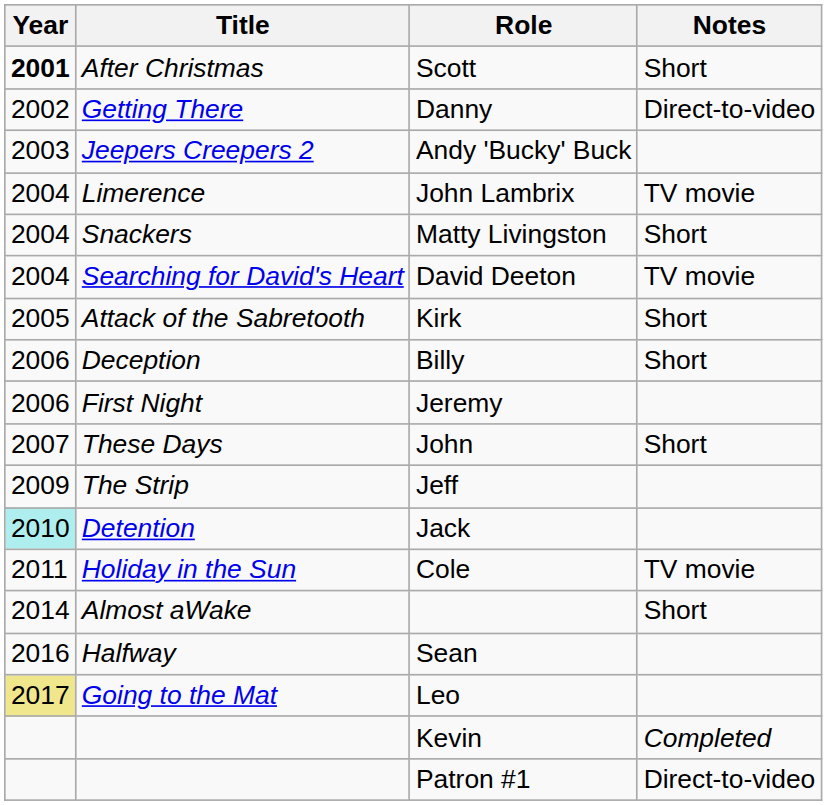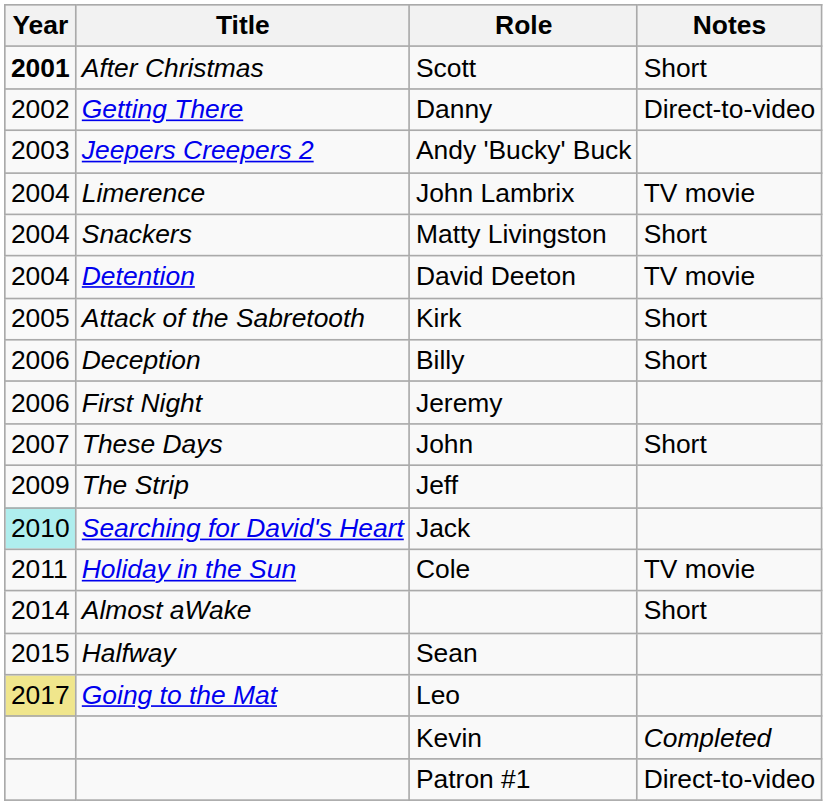(243, 276) Searching for David's Heart -> (138, 276) Detention
(138, 527) Detention -> (243, 527) Searching for David's Heart
(40, 653) 2016 -> (40, 653) 2015
